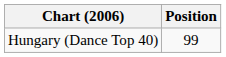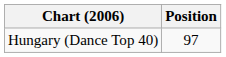(191, 40) 99 -> (191, 40) 97
